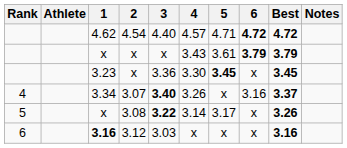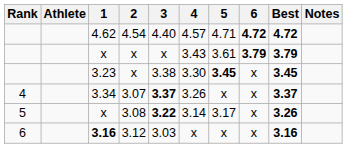(164, 73) 3.36 -> (164, 73) 3.38
(164, 93) 3.40 -> (164, 93) 3.37
(254, 93) 3.16 -> (254, 93) x
